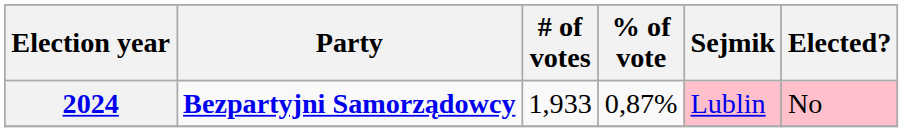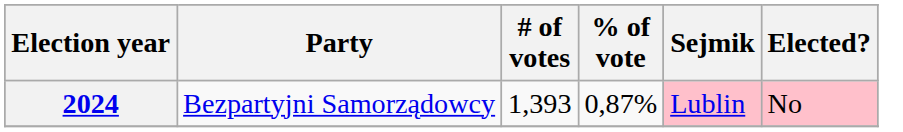(349, 103) bold -> (339, 103) normal
(560, 103) 1,933 -> (540, 103) 1,393
